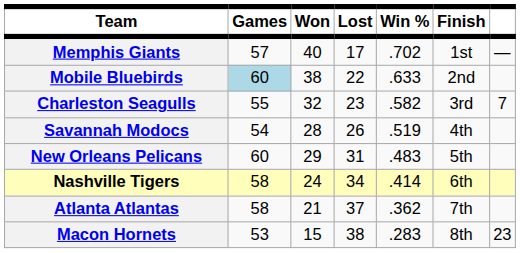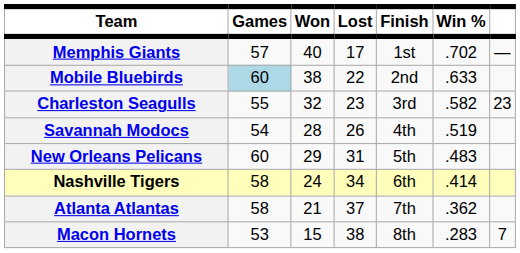columns swapped: (405, 21) <-> (461, 21)
(502, 104) 7 -> (502, 104) 23
(502, 234) 23 -> (502, 234) 7
